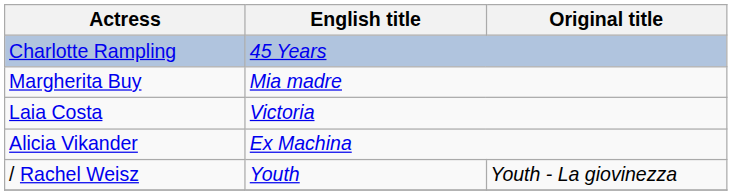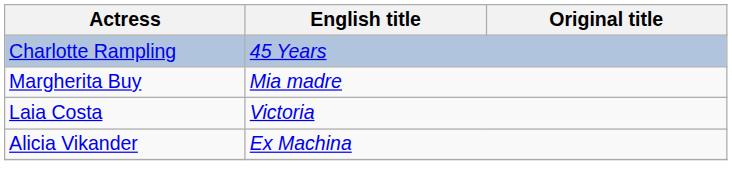- row: (74, 174)
